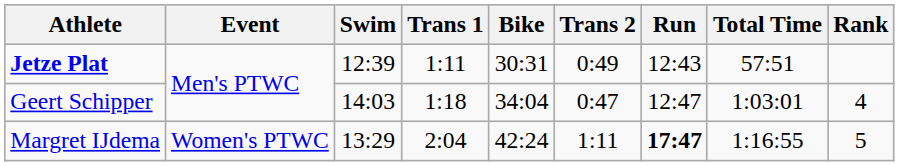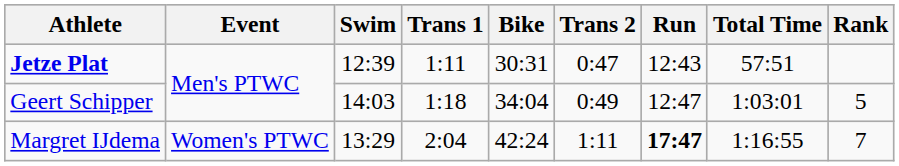(598, 63) 0:49 -> (598, 63) 0:47
(598, 102) 0:47 -> (598, 102) 0:49
(861, 102) 4 -> (861, 102) 5
(861, 141) 5 -> (861, 141) 7
